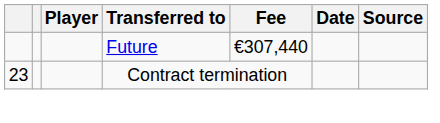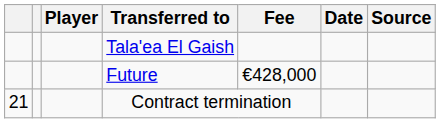+ row: (170, 46)
(271, 46) €307,440 -> (279, 74) €428,000
(19, 74) 23 -> (19, 103) 21
